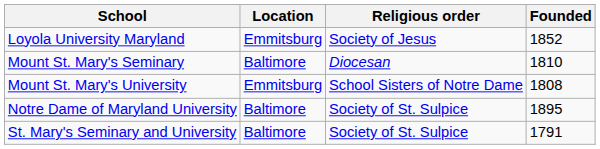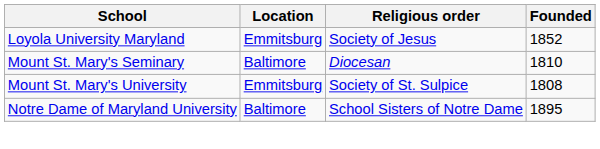(426, 86) School Sisters of Notre Dame -> (399, 86) Society of St. Sulpice
(399, 109) Society of St. Sulpice -> (426, 109) School Sisters of Notre Dame
- row: (122, 132)
